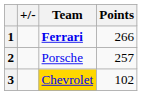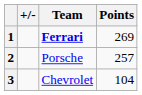(124, 37) 266 -> (124, 37) 269
(67, 80) gold background -> (67, 80) no background
(124, 80) 102 -> (124, 80) 104
